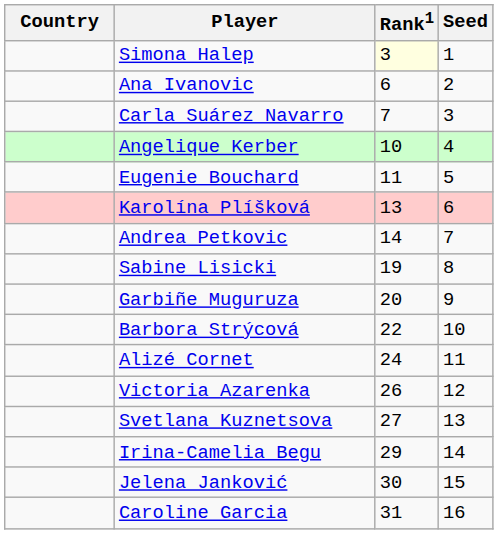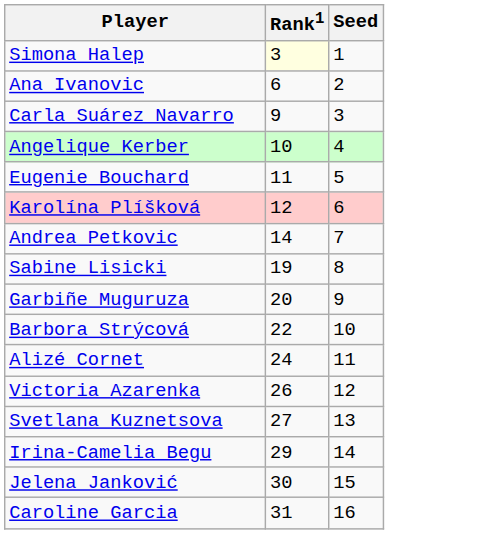- column: (60, 22)
(385, 116) 7 -> (276, 116) 9
(391, 208) 13 -> (281, 208) 12
